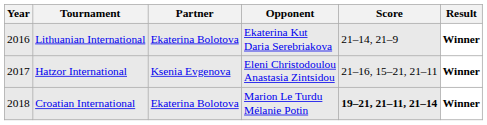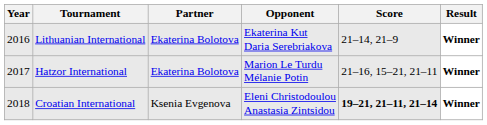(191, 71) Ksenia Evgenova -> (195, 71) Ekaterina Bolotova
(290, 71) Eleni Christodoulou Anastasia Zintsidou -> (283, 71) Marion Le Turdu Mélanie Potin
(195, 104) Ekaterina Bolotova -> (191, 104) Ksenia Evgenova
(283, 104) Marion Le Turdu Mélanie Potin -> (290, 104) Eleni Christodoulou Anastasia Zintsidou
